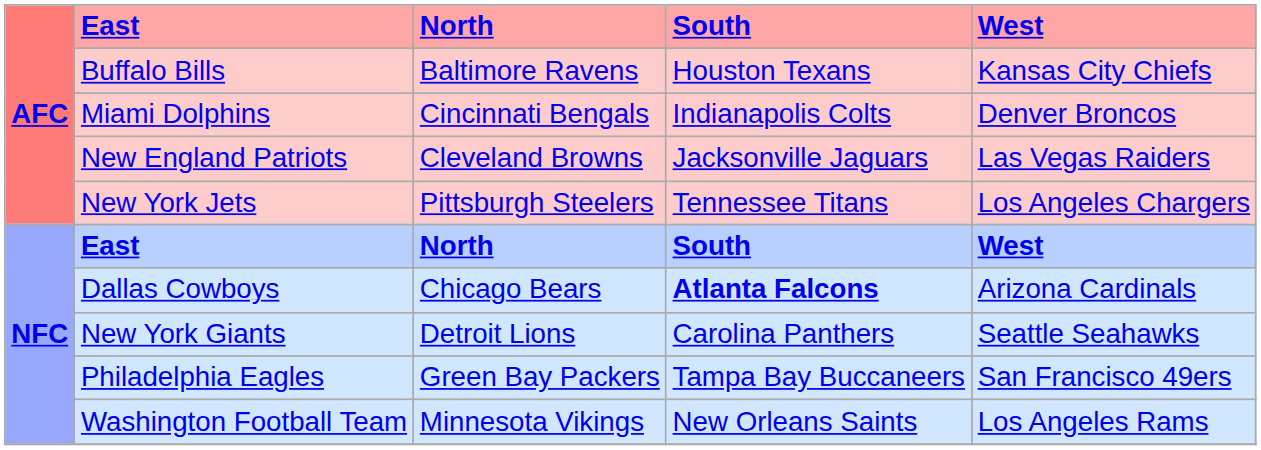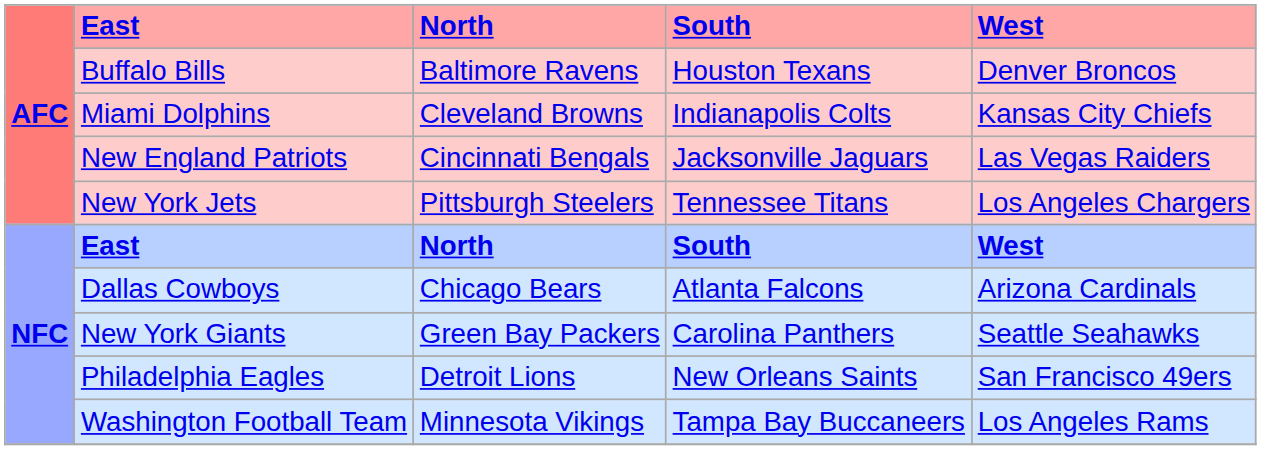(1095, 70) Kansas City Chiefs -> (1077, 70) Denver Broncos
(534, 114) Cincinnati Bengals -> (531, 114) Cleveland Browns
(1077, 114) Denver Broncos -> (1095, 114) Kansas City Chiefs
(531, 158) Cleveland Browns -> (534, 158) Cincinnati Bengals
(776, 289) bold -> (768, 289) normal
(498, 333) Detroit Lions -> (540, 333) Green Bay Packers
(540, 377) Green Bay Packers -> (498, 377) Detroit Lions
(819, 377) Tampa Bay Buccaneers -> (795, 377) New Orleans Saints
(795, 421) New Orleans Saints -> (819, 421) Tampa Bay Buccaneers
